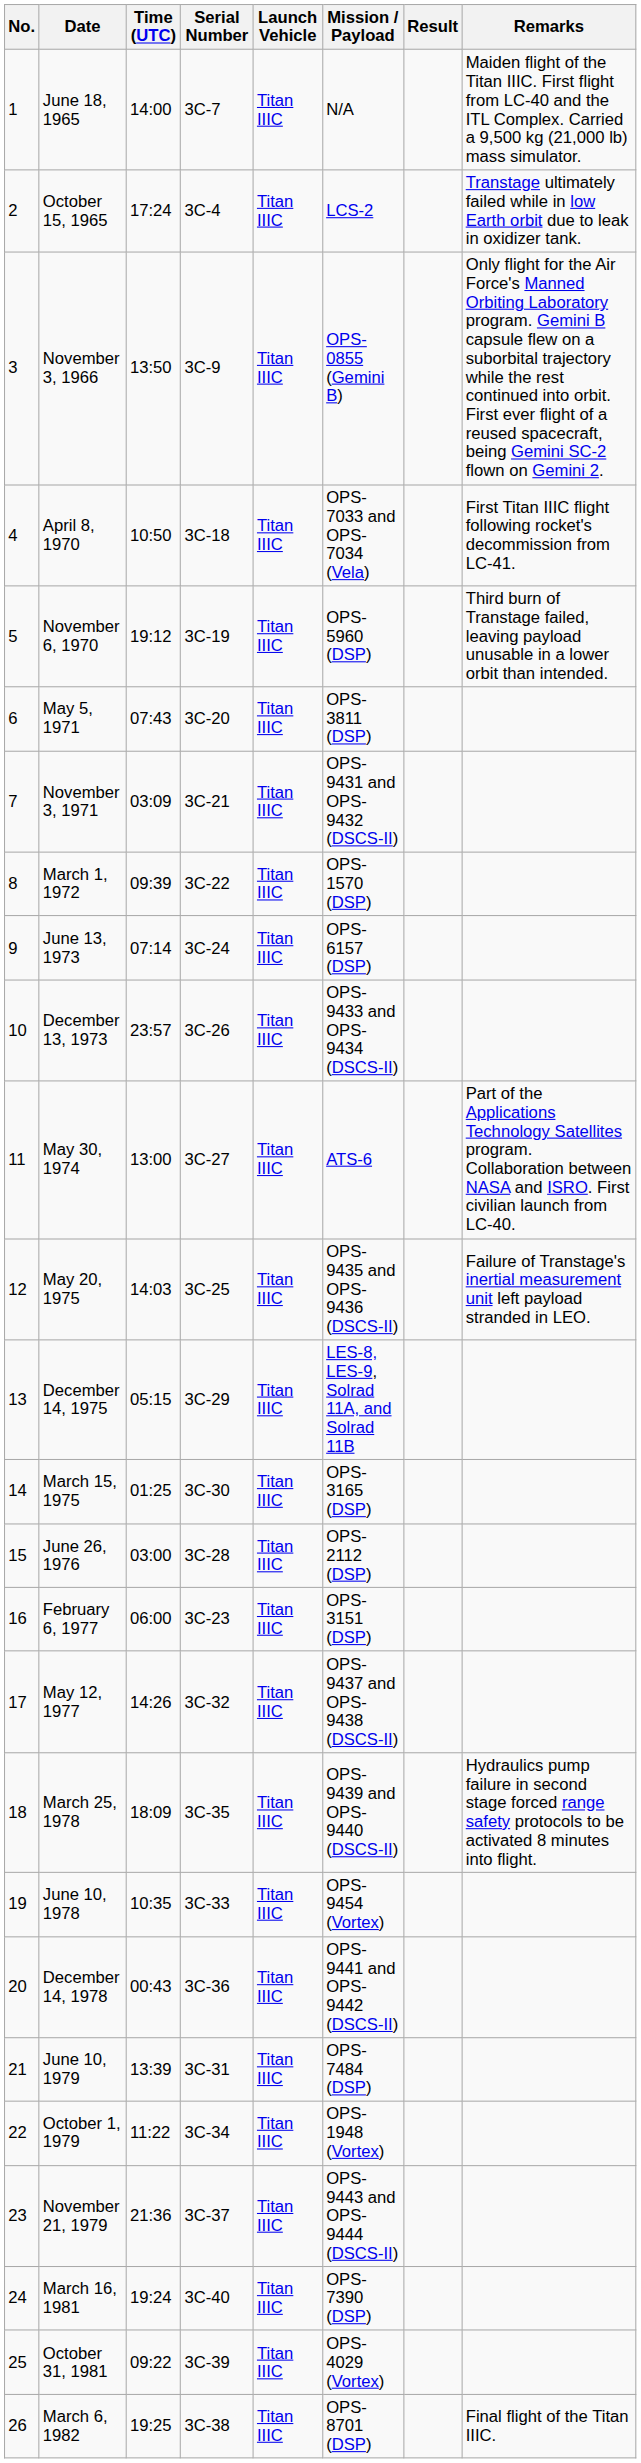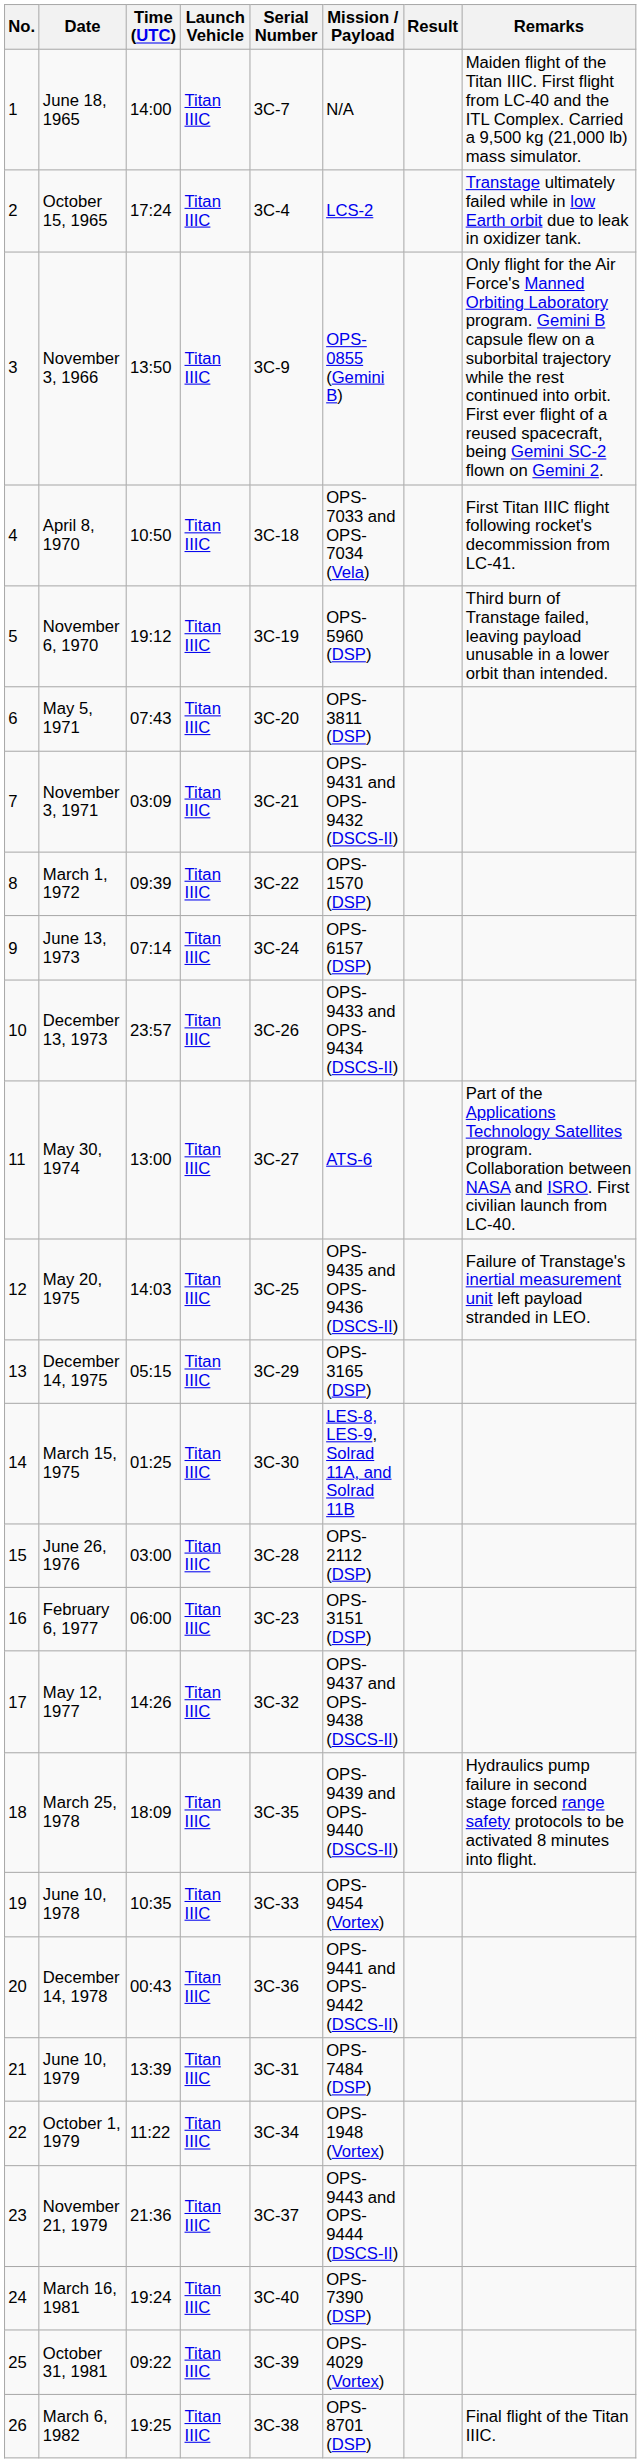columns swapped: (288, 27) <-> (217, 27)
(359, 1399) LES-8, LES-9, Solrad 11A, and Solrad 11B -> (349, 1371) OPS-3165 (DSP)
(349, 1491) OPS-3165 (DSP) -> (359, 1463) LES-8, LES-9, Solrad 11A, and Solrad 11B
